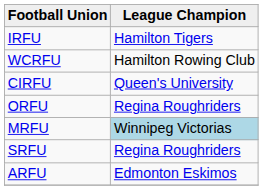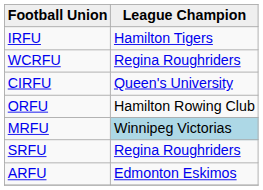(184, 60) Hamilton Rowing Club -> (177, 60) Regina Roughriders
(177, 106) Regina Roughriders -> (184, 106) Hamilton Rowing Club
